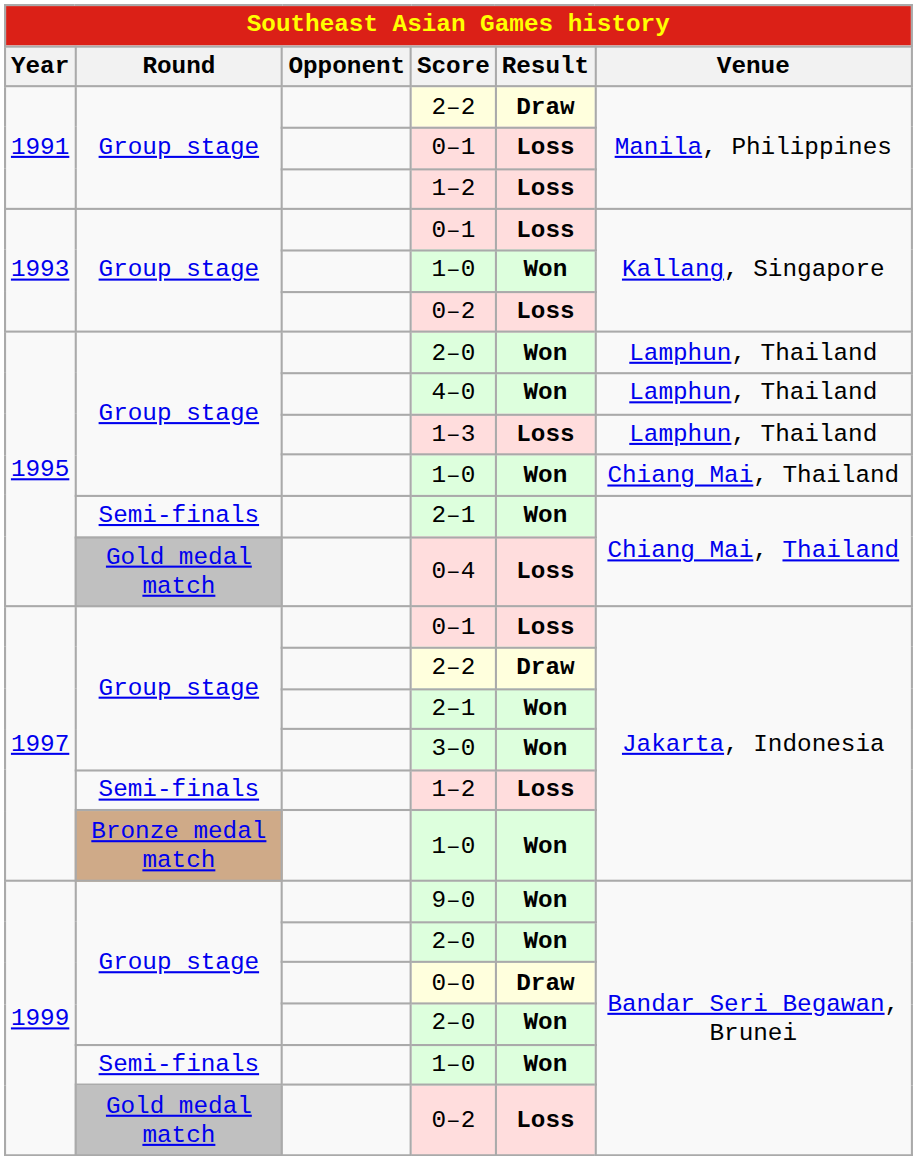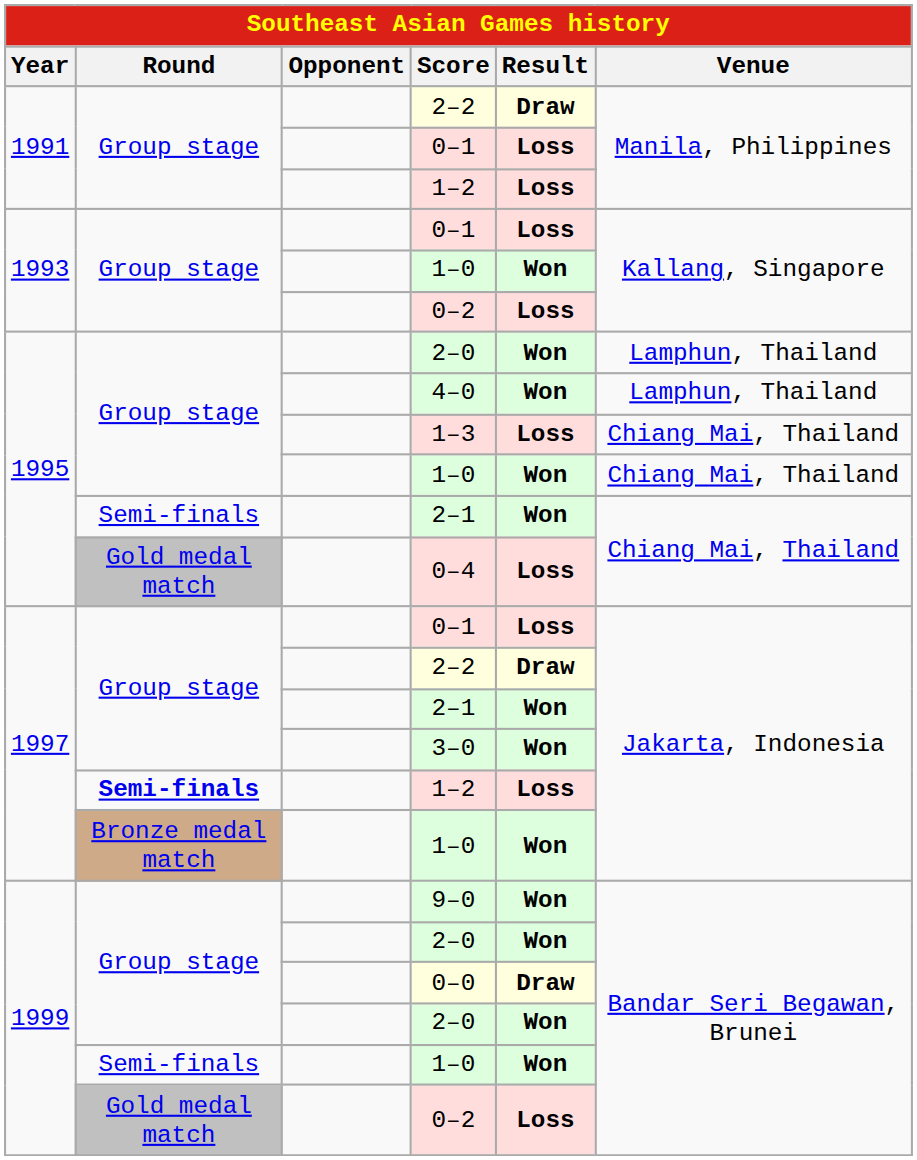(753, 434) Lamphun, Thailand -> (753, 434) Chiang Mai, Thailand
(179, 790) normal -> (179, 790) bold
